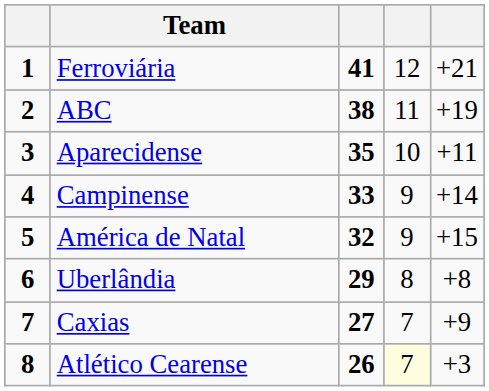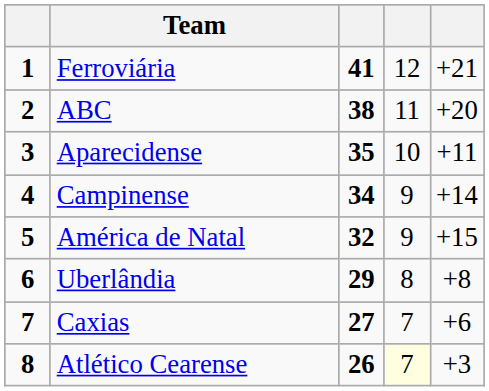(457, 110) +19 -> (457, 110) +20
(361, 195) 33 -> (361, 195) 34
(457, 322) +9 -> (457, 322) +6
